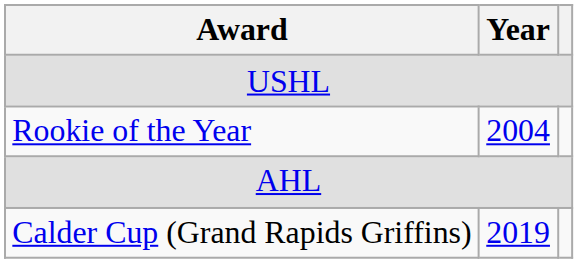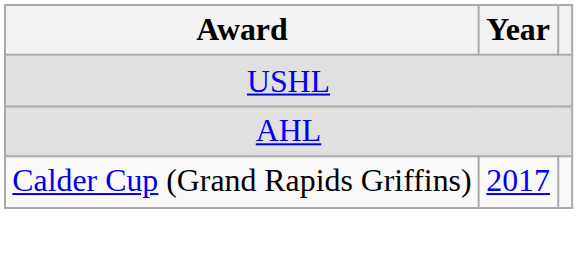- row: (132, 130)
(518, 231) 2019 -> (518, 181) 2017
